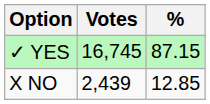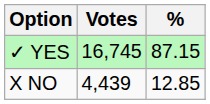(106, 83) 2,439 -> (106, 83) 4,439
